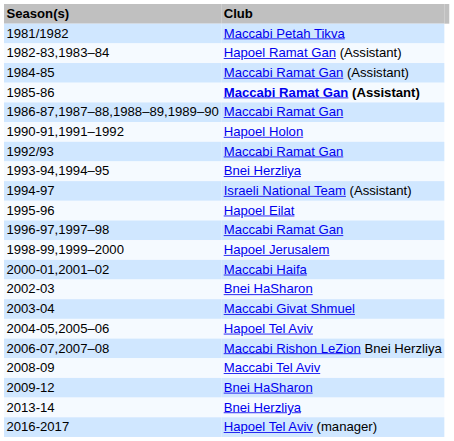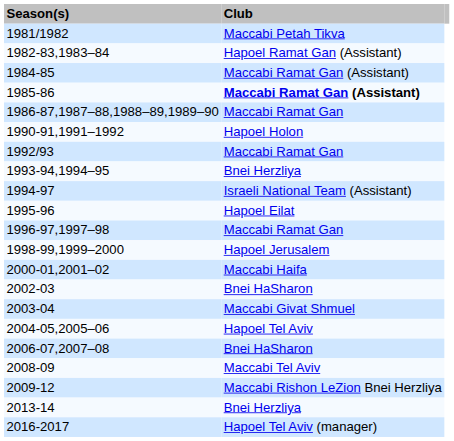(333, 348) Maccabi Rishon LeZion Bnei Herzliya -> (268, 348) Bnei HaSharon
(268, 387) Bnei HaSharon -> (333, 387) Maccabi Rishon LeZion Bnei Herzliya
